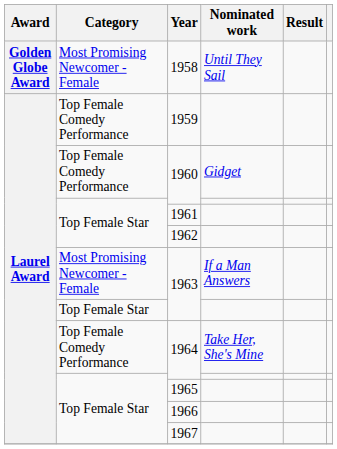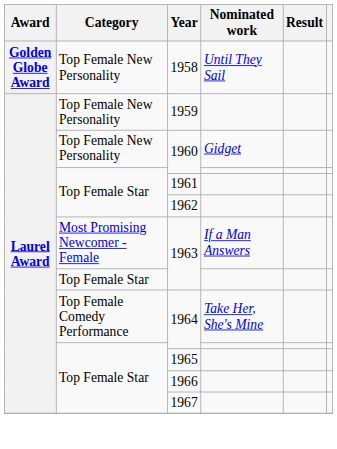(103, 67) Most Promising Newcomer - Female -> (106, 67) Top Female New Personality
(94, 119) Top Female Comedy Performance -> (106, 111) Top Female New Personality
(94, 171) Top Female Comedy Performance -> (106, 148) Top Female New Personality
